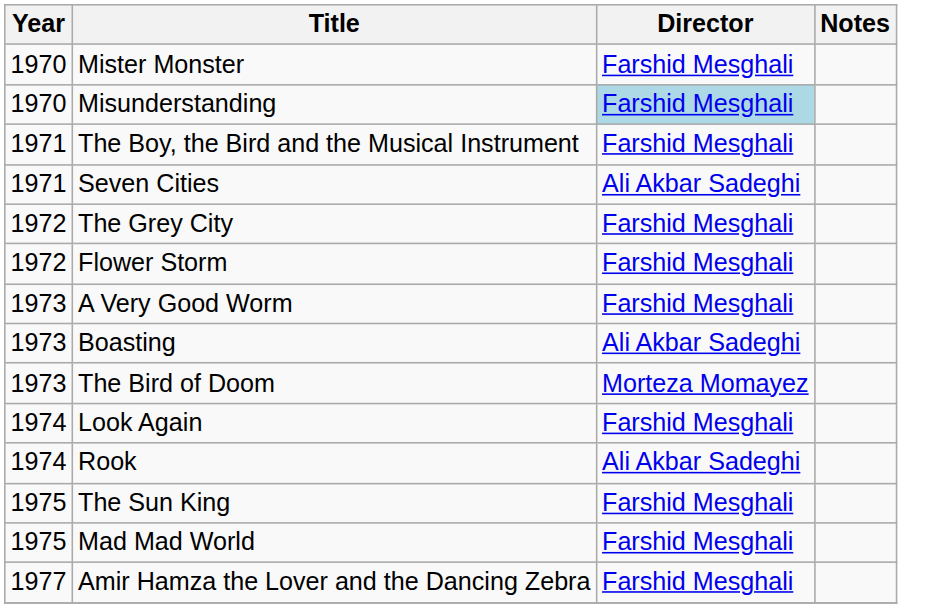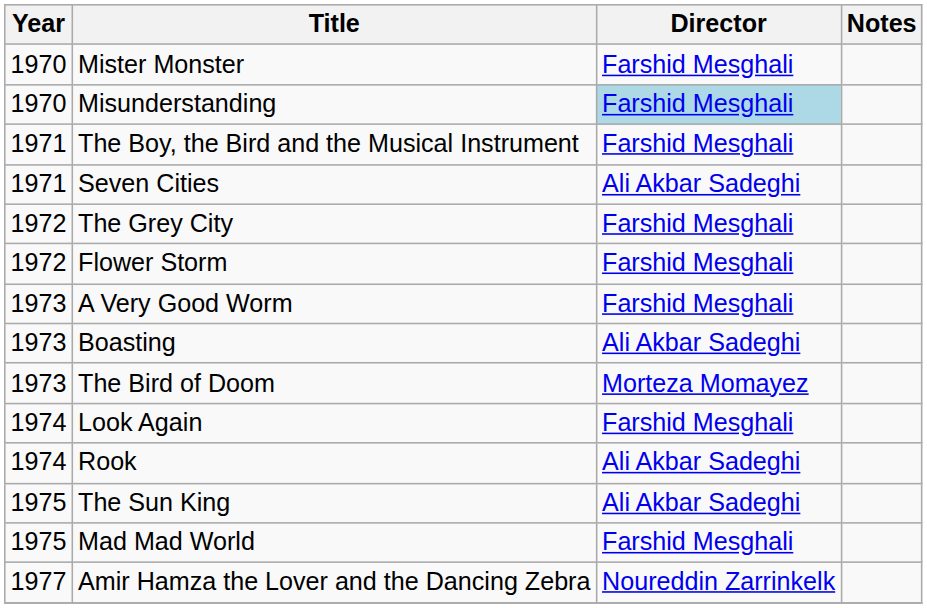(698, 502) Farshid Mesghali -> (701, 502) Ali Akbar Sadeghi
(698, 582) Farshid Mesghali -> (719, 582) Noureddin Zarrinkelk
